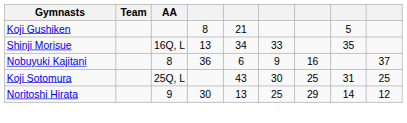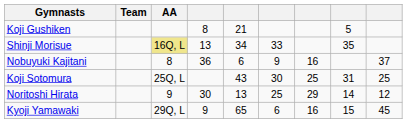(169, 45) no background -> (169, 45) khaki background
+ row: (43, 111)
